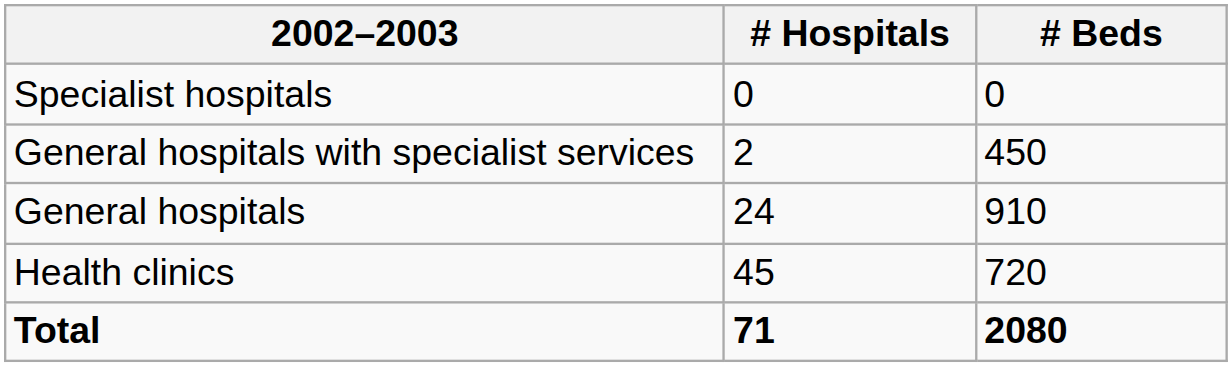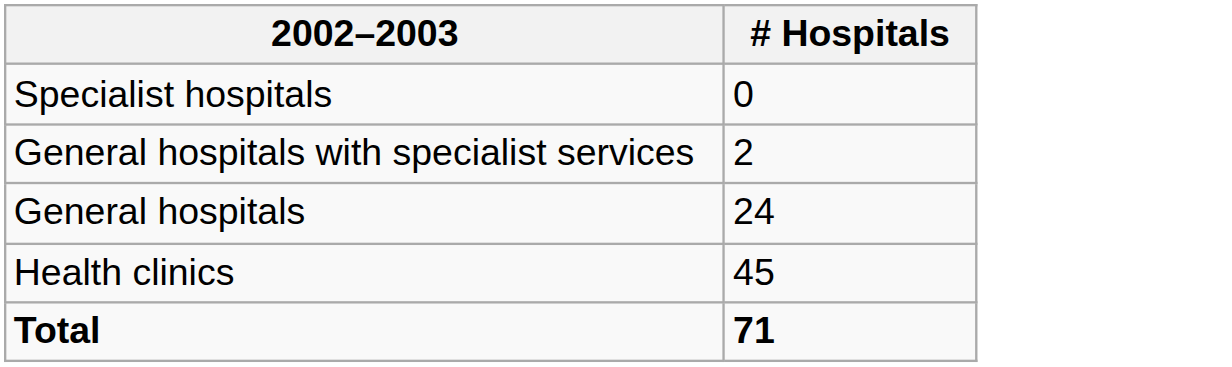- column: (1101, 34)
